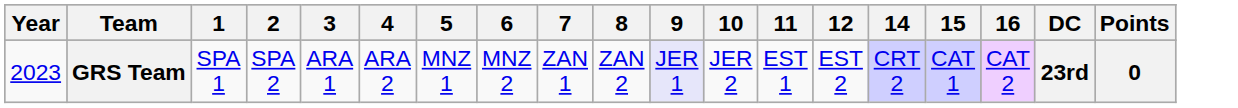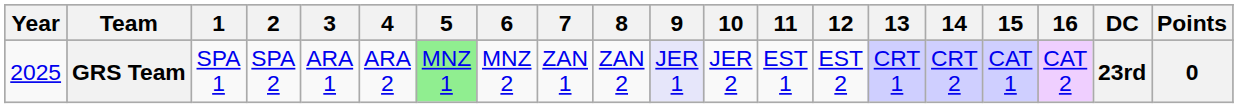+ column: (897, 22)
(36, 71) 2023 -> (36, 71) 2025
(446, 71) no background -> (446, 71) lightgreen background
